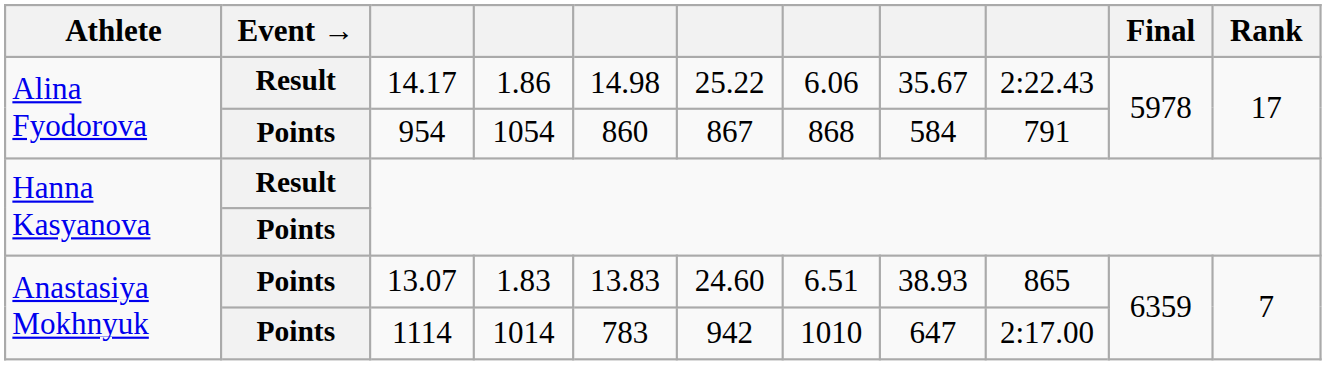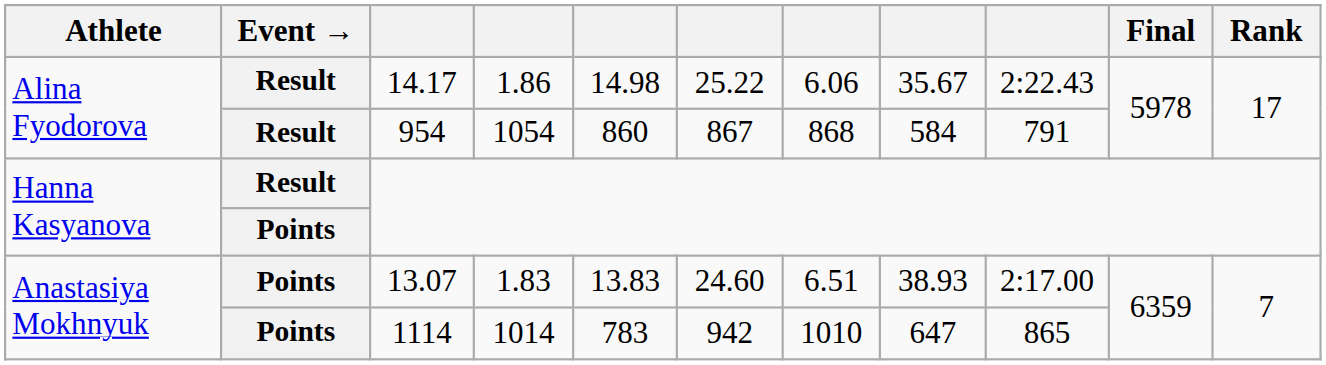(296, 133) Points -> (296, 133) Result
(1047, 281) 865 -> (1047, 281) 2:17.00
(1047, 332) 2:17.00 -> (1047, 332) 865
